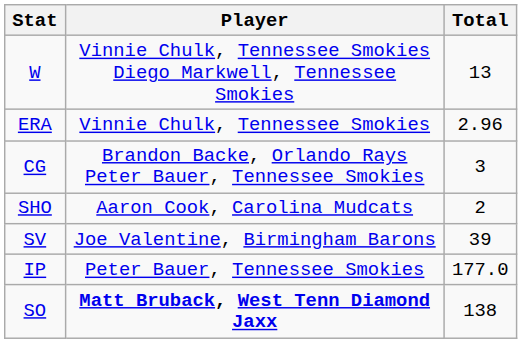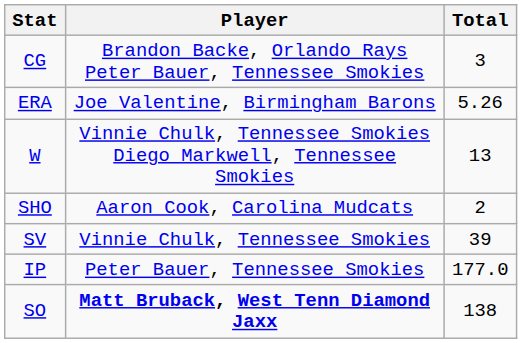rows swapped: (35, 73) <-> (35, 167)
(255, 125) Vinnie Chulk, Tennessee Smokies -> (255, 103) Joe Valentine, Birmingham Barons
(480, 125) 2.96 -> (480, 103) 5.26
(255, 239) Joe Valentine, Birmingham Barons -> (255, 239) Vinnie Chulk, Tennessee Smokies
